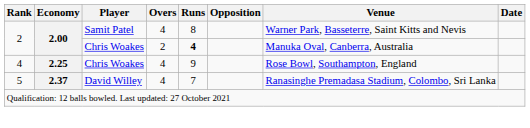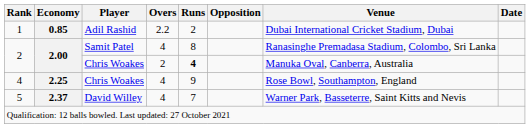+ row: (19, 30)
(366, 30) Warner Park, Basseterre, Saint Kitts and Nevis -> (381, 47) Ranasinghe Premadasa Stadium, Colombo, Sri Lanka
(381, 81) Ranasinghe Premadasa Stadium, Colombo, Sri Lanka -> (366, 98) Warner Park, Basseterre, Saint Kitts and Nevis
